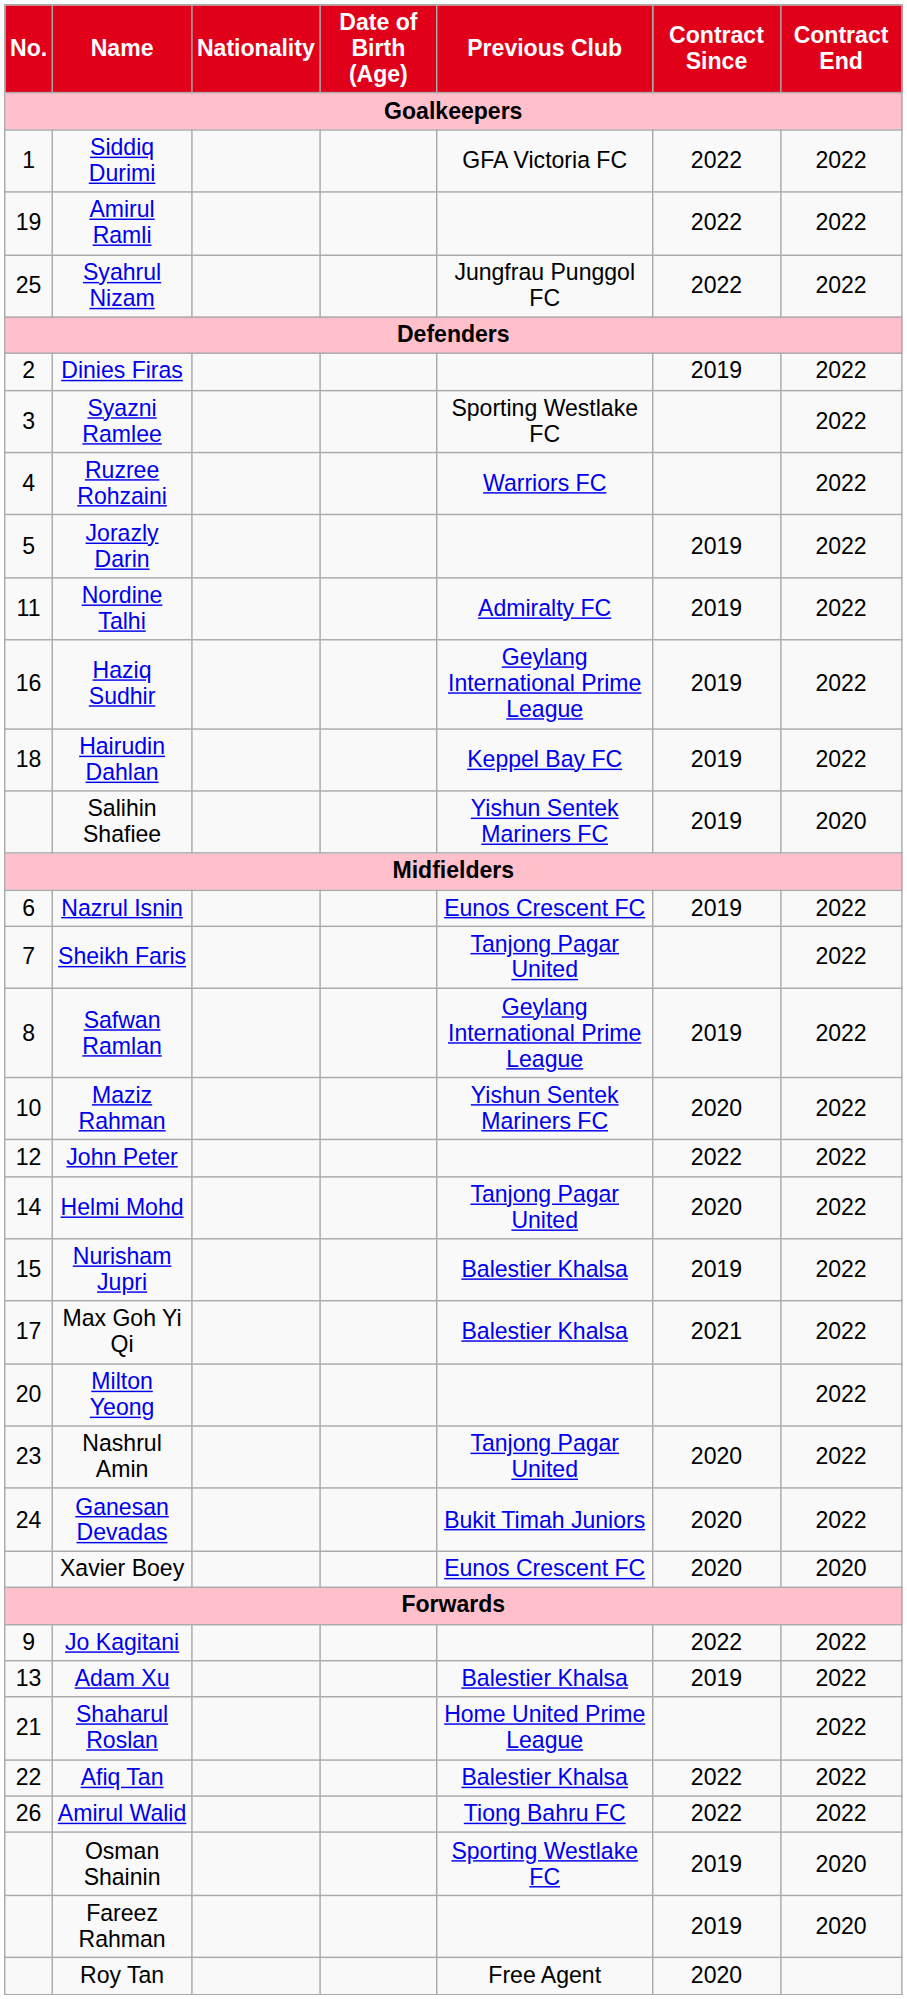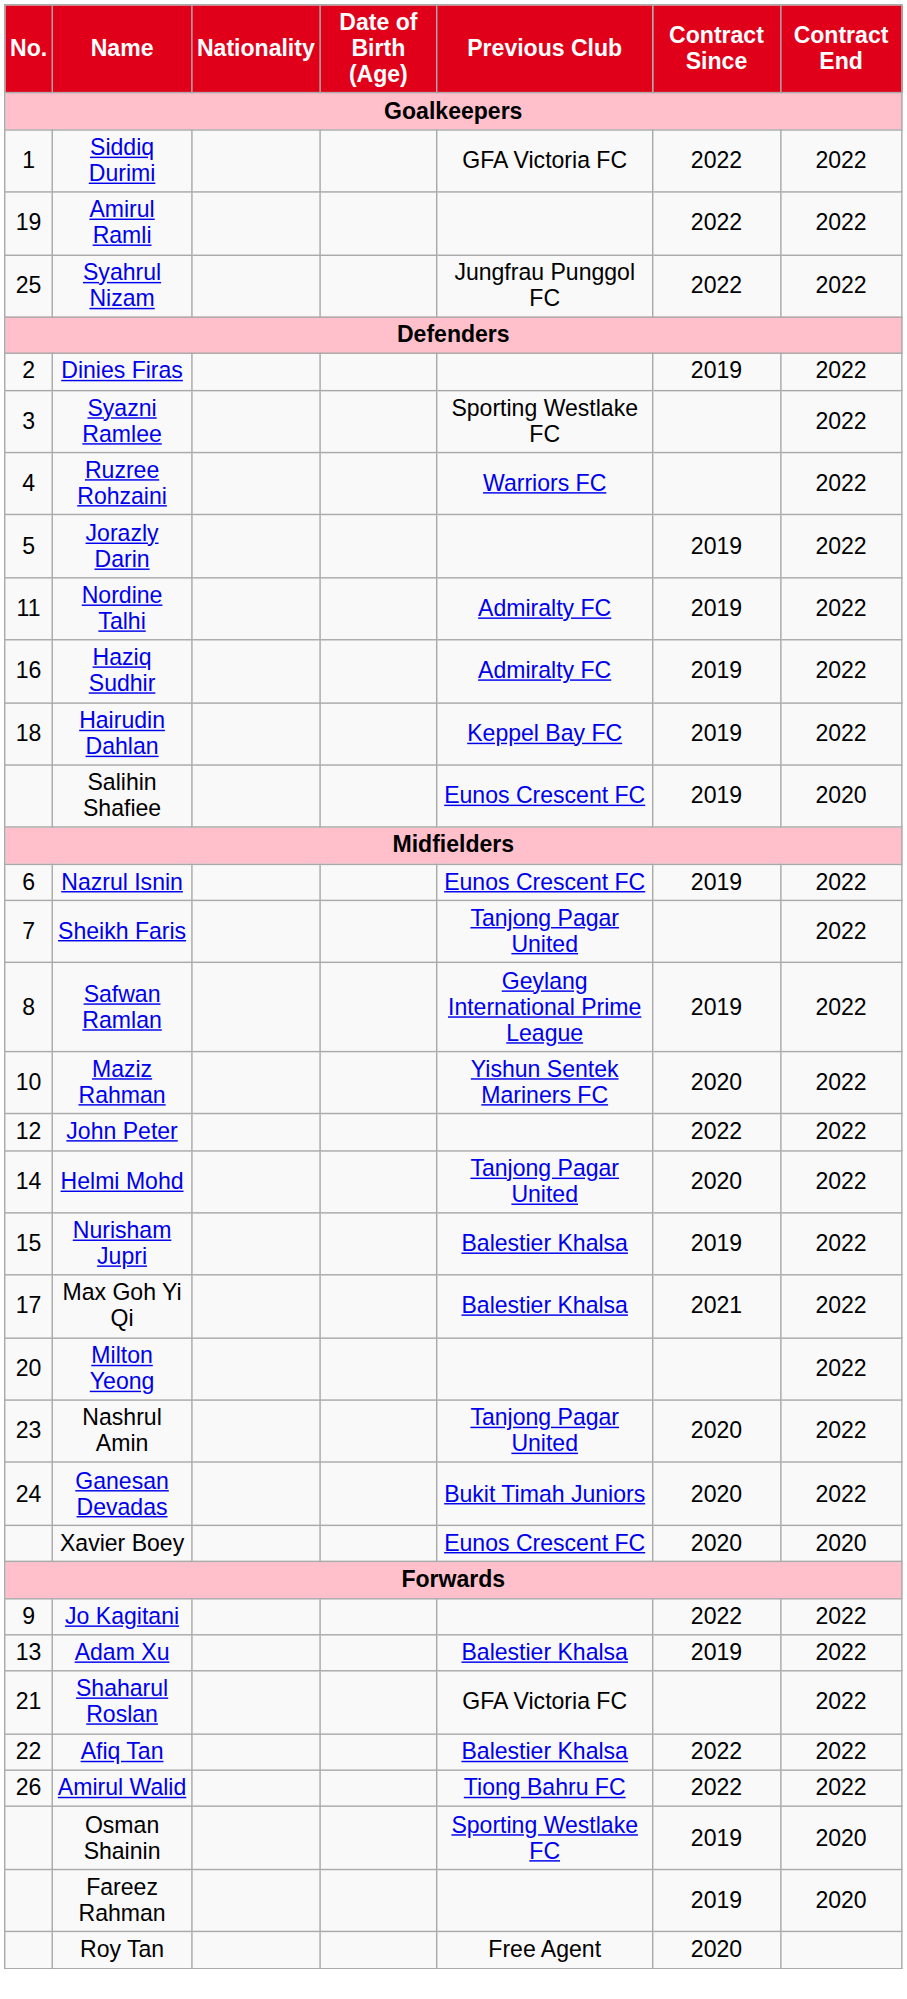(545, 683) Geylang International Prime League -> (545, 670) Admiralty FC
(545, 821) Yishun Sentek Mariners FC -> (545, 795) Eunos Crescent FC
(545, 1728) Home United Prime League -> (545, 1702) GFA Victoria FC
